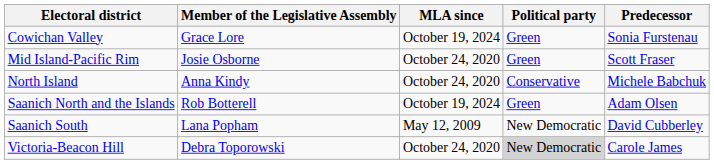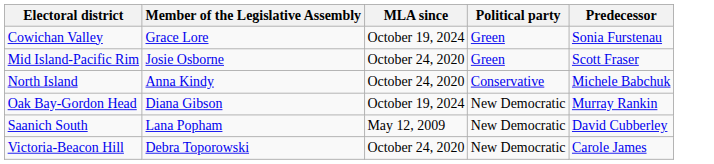+ row: (72, 103)
- row: (91, 103)
(554, 147) lightgrey background -> (518, 147) no background
